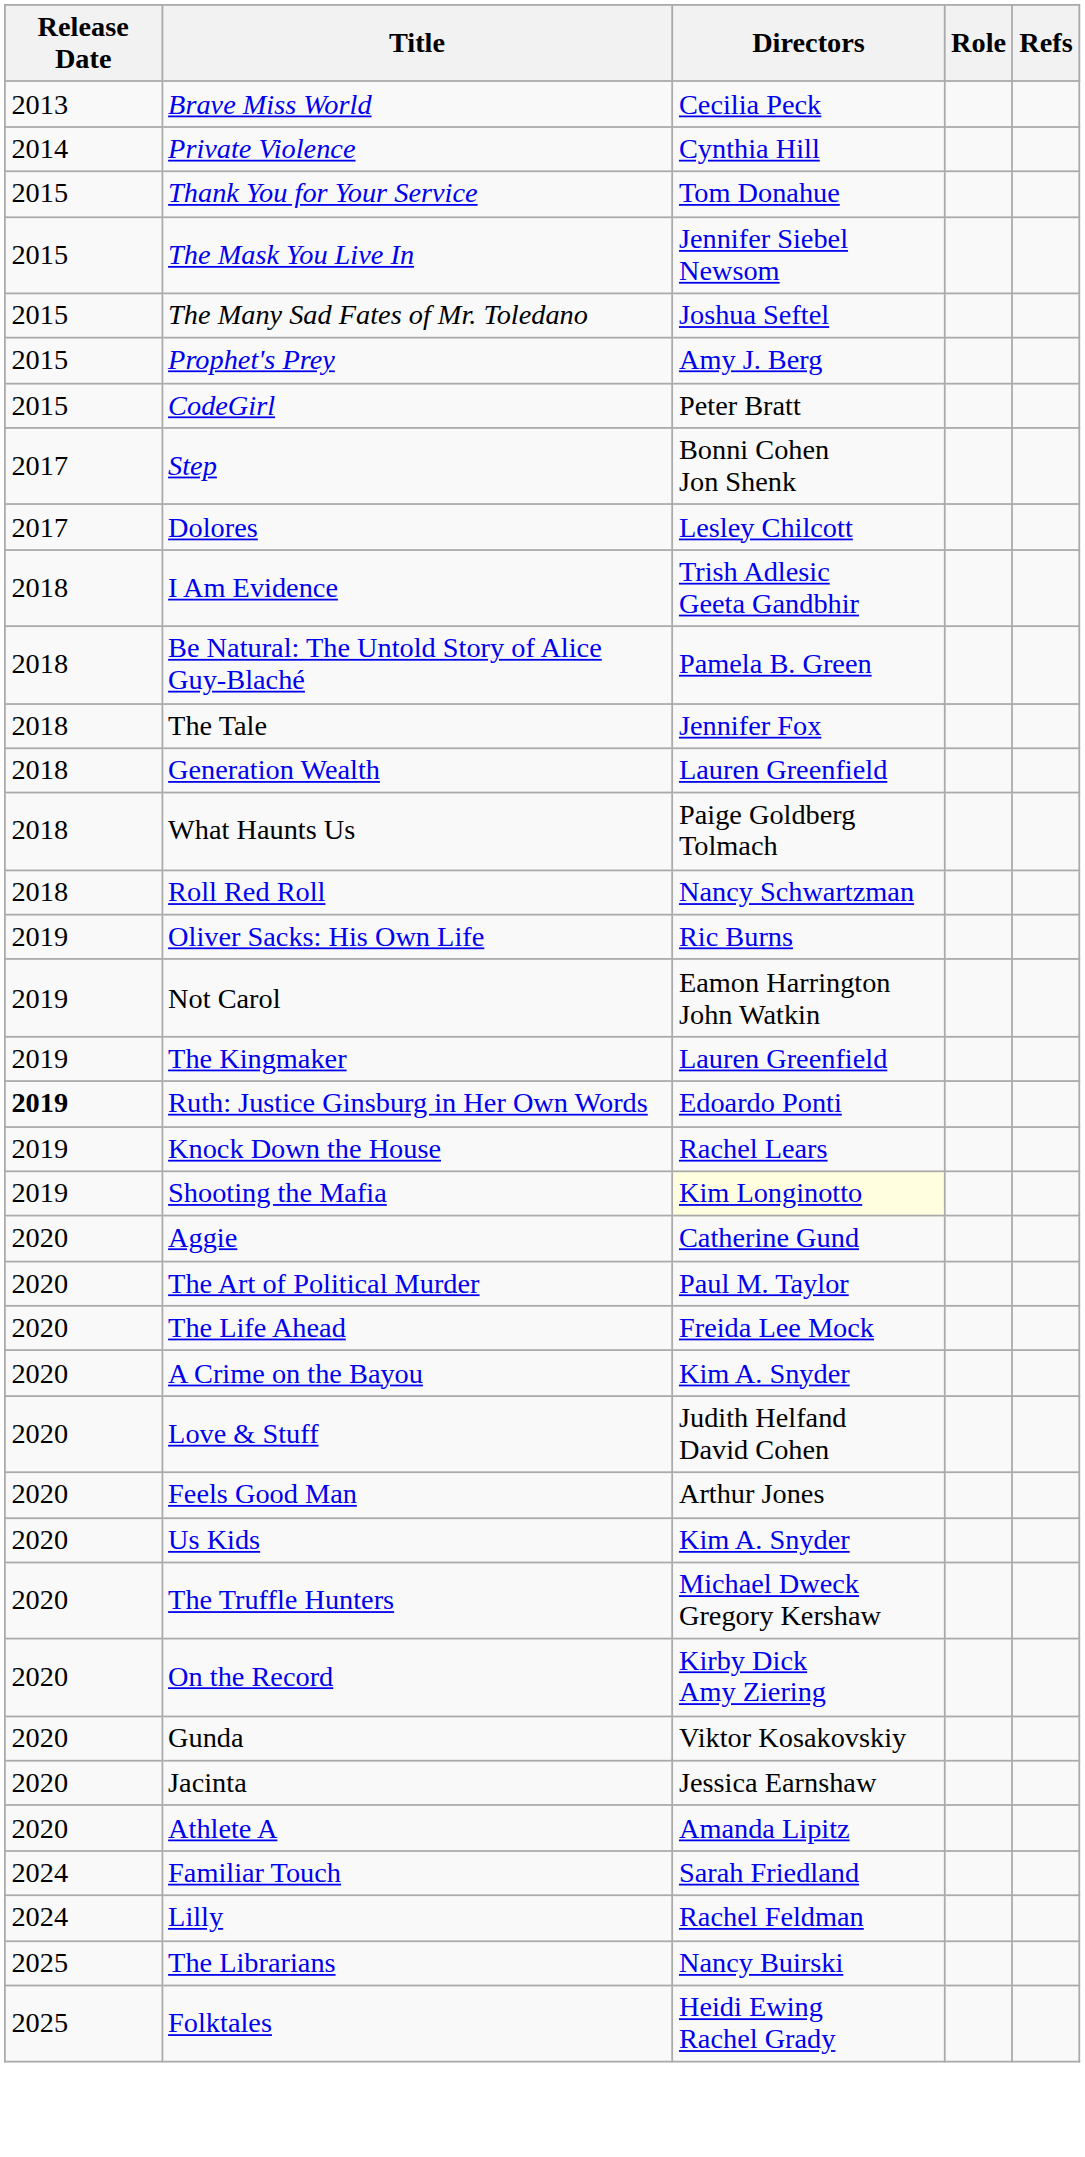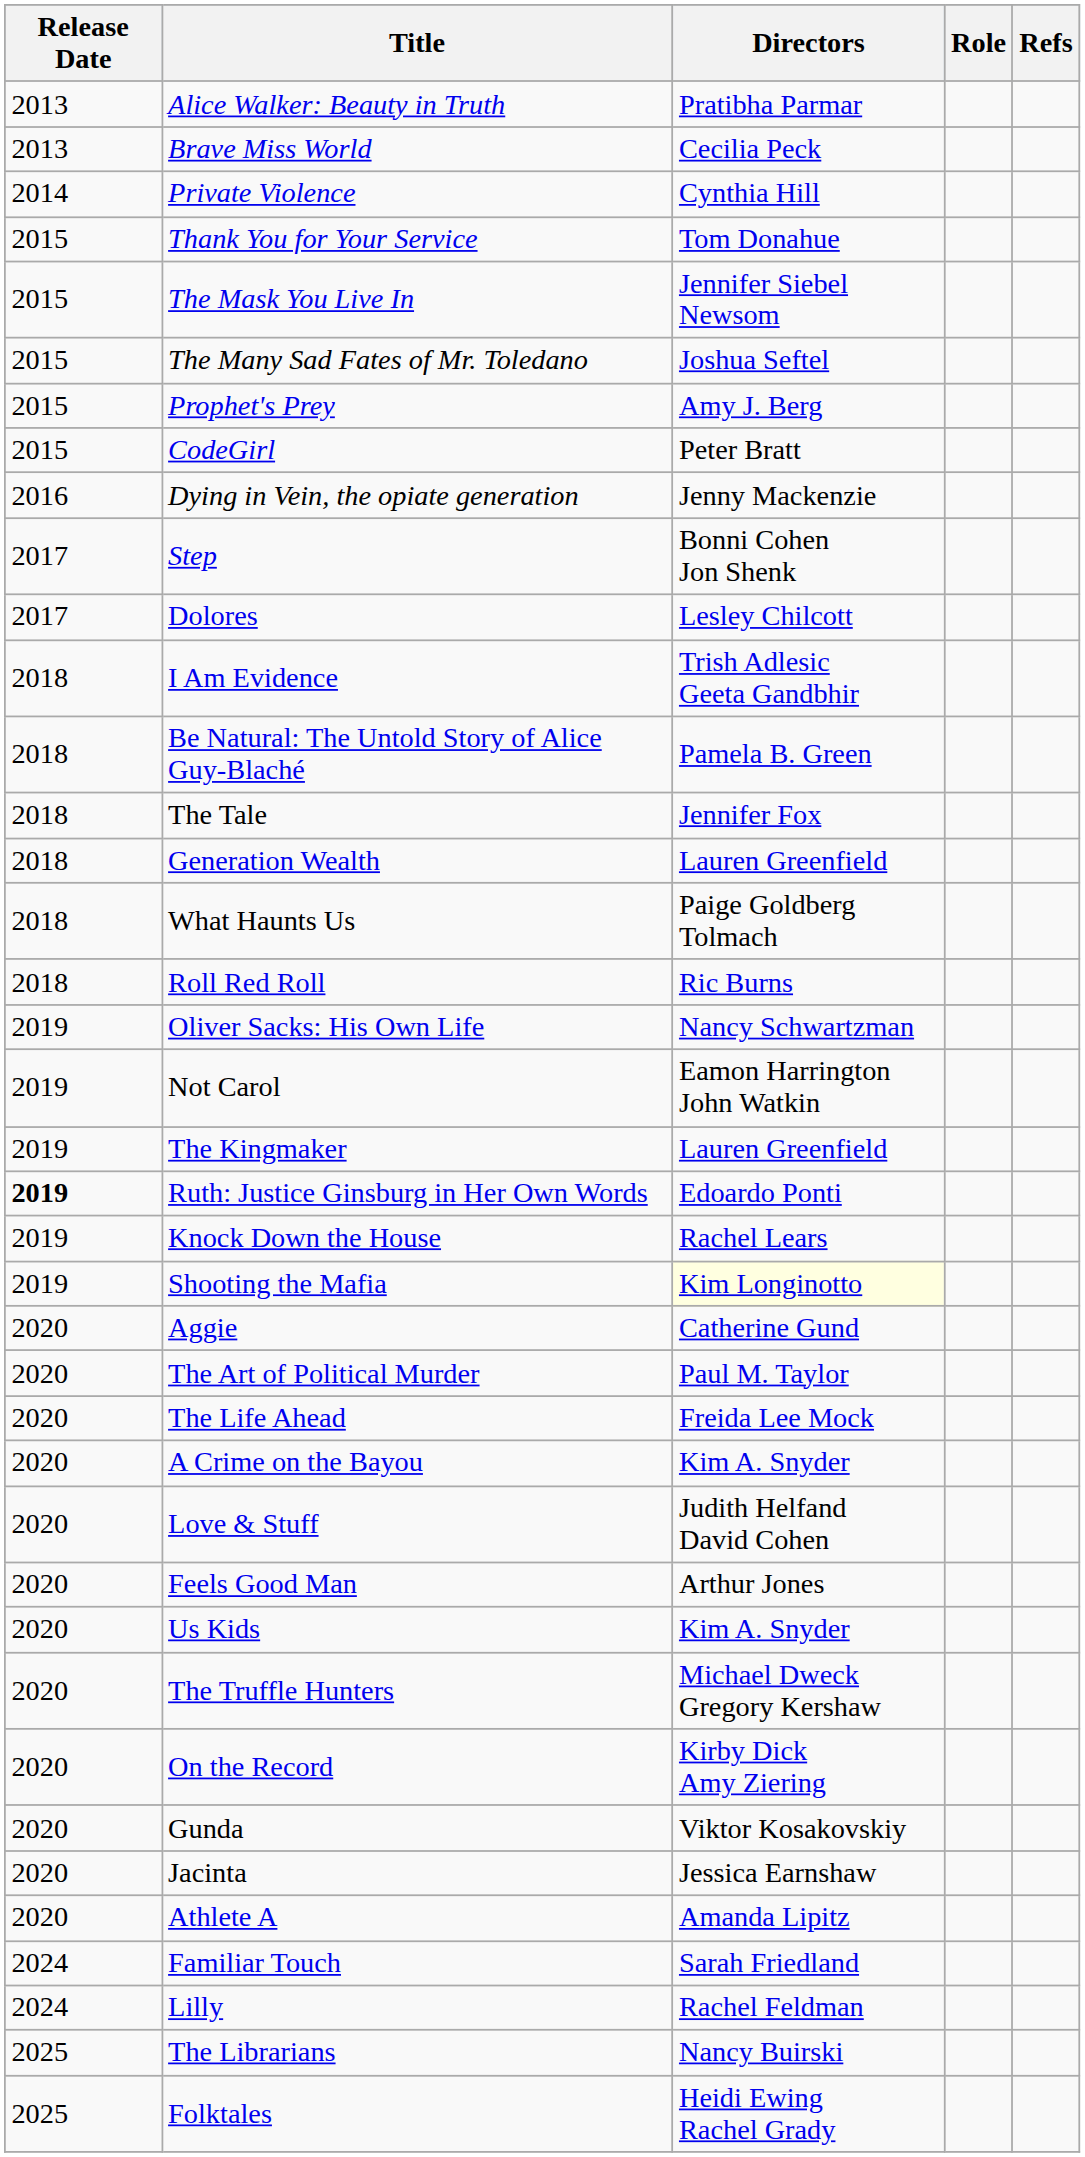+ row: (337, 103)
+ row: (373, 494)
(797, 891) Nancy Schwartzman -> (736, 981) Ric Burns
(736, 936) Ric Burns -> (797, 1026) Nancy Schwartzman
